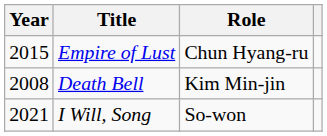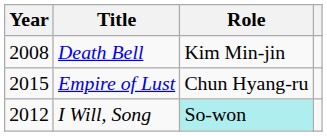rows swapped: (101, 83) <-> (117, 51)
(29, 114) 2021 -> (29, 114) 2012
(215, 114) no background -> (215, 114) paleturquoise background
